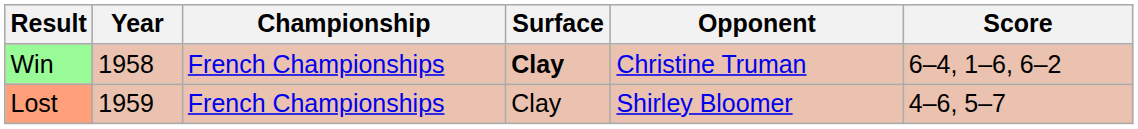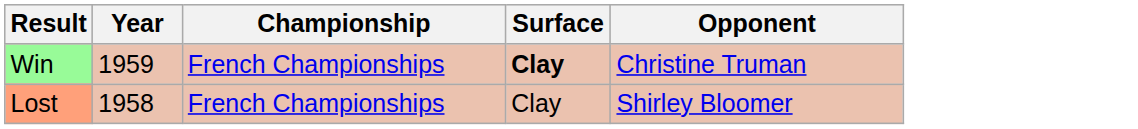- column: (1018, 24)
(126, 63) 1958 -> (126, 63) 1959
(126, 103) 1959 -> (126, 103) 1958
